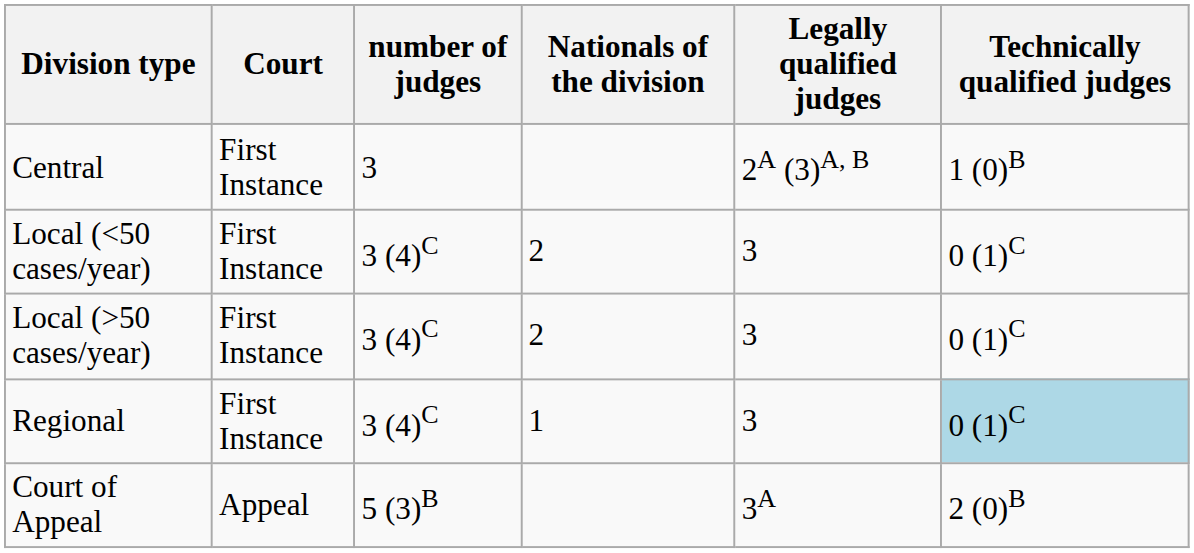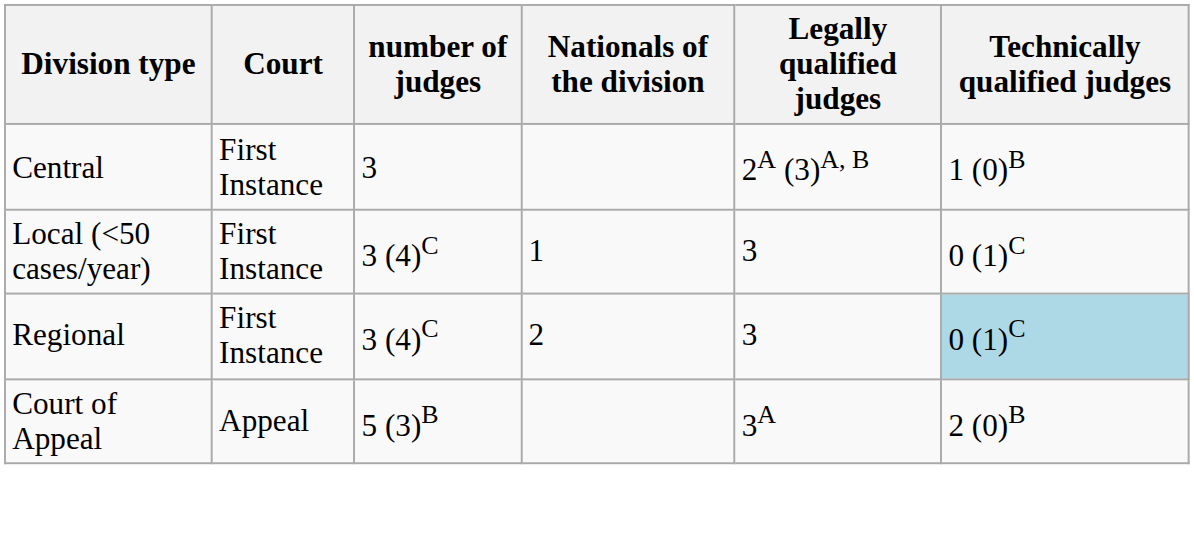(536, 251) 2 -> (536, 251) 1
- row: (81, 335)
(536, 420) 1 -> (536, 335) 2
